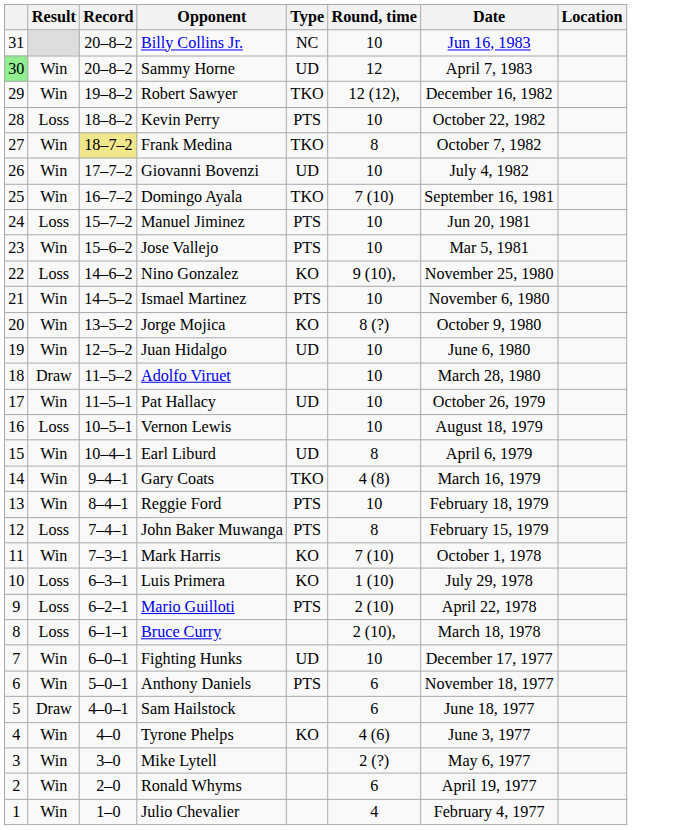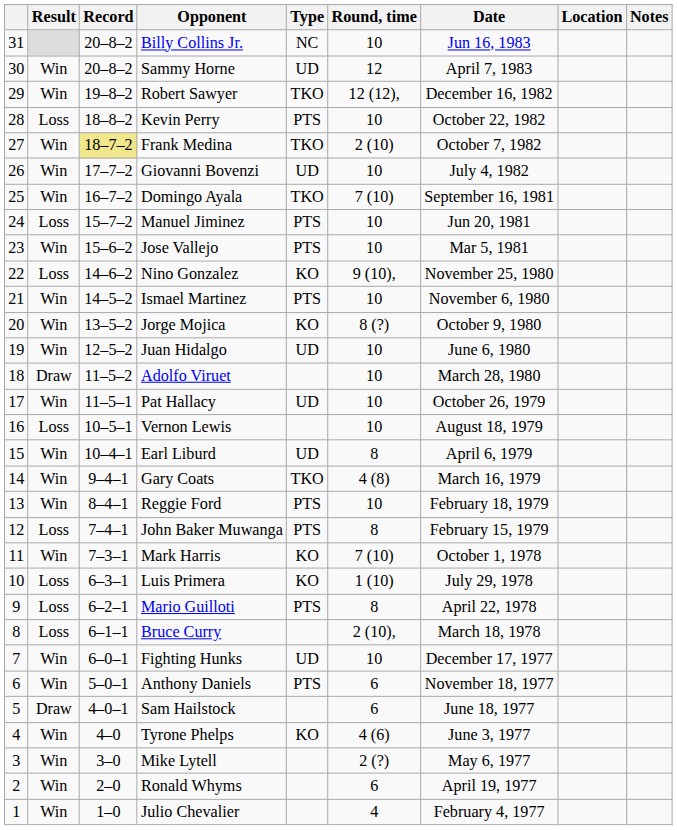+ column: (649, 17)
(16, 68) lightgreen background -> (16, 68) no background
(374, 145) 8 -> (374, 145) 2 (10)
(374, 606) 2 (10) -> (374, 606) 8
